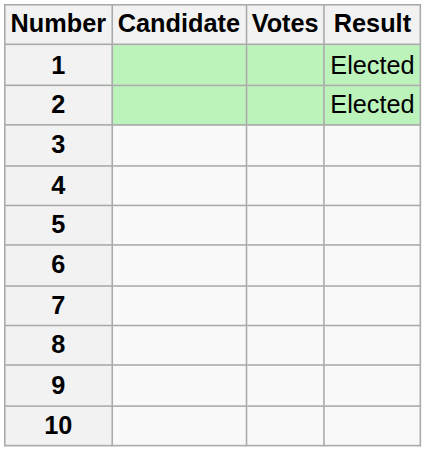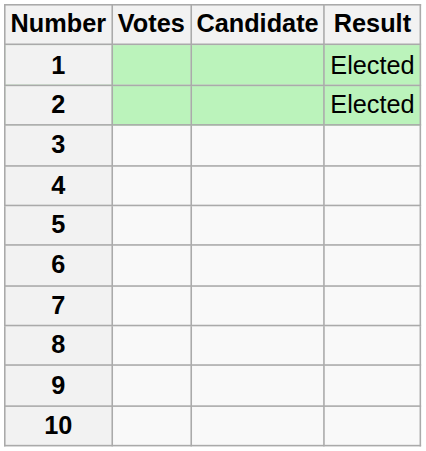columns swapped: (179, 24) <-> (285, 24)
